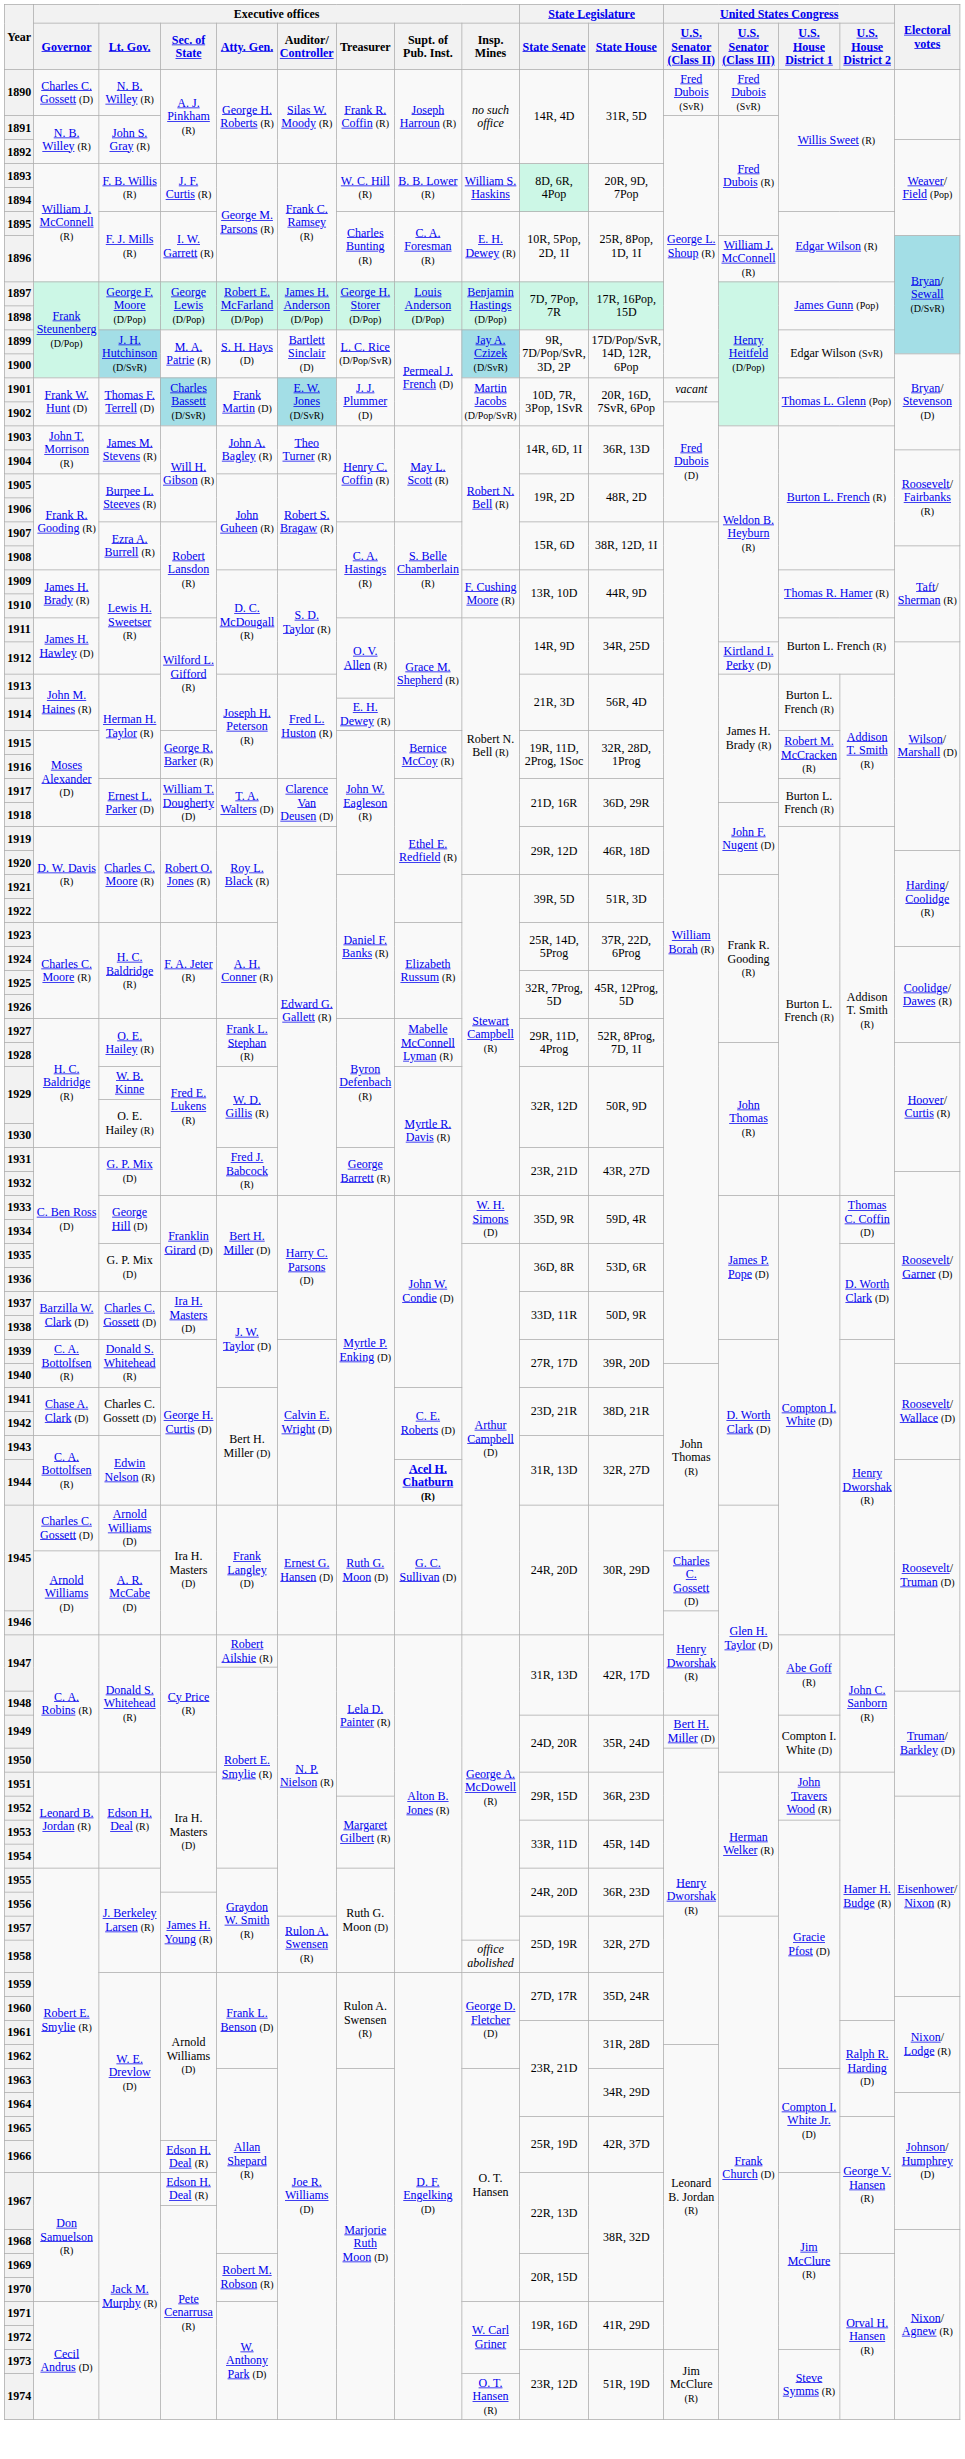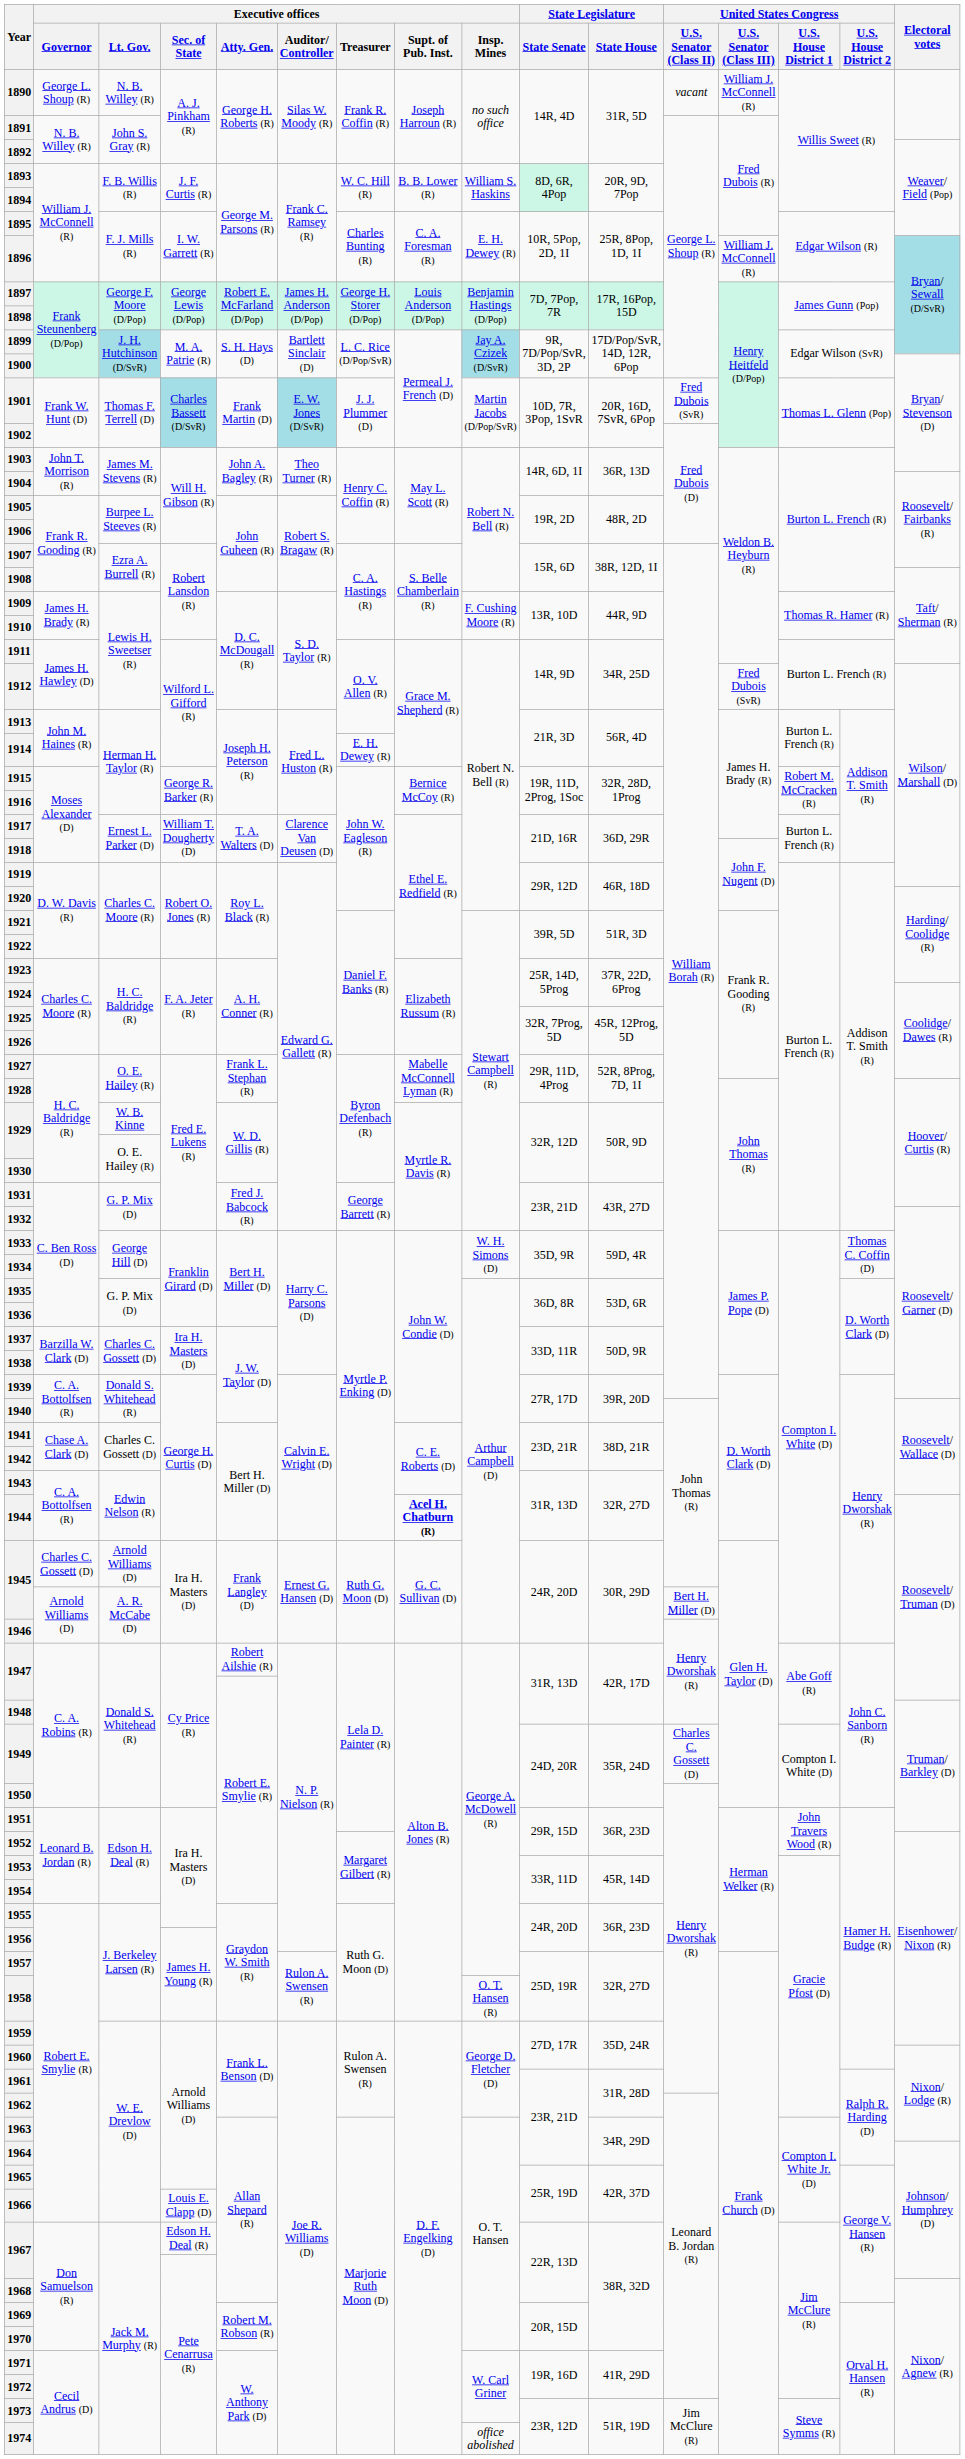(67, 92) Charles C. Gossett (D) -> (67, 92) George L. Shoup (R)
(691, 92) Fred Dubois (SvR) -> (691, 92) vacant
(748, 92) Fred Dubois (SvR) -> (748, 92) William J. McConnell (R)
(691, 389) vacant -> (691, 400) Fred Dubois (SvR)
(748, 657) Kirtland I. Perky (D) -> (748, 686) Fred Dubois (SvR)
(691, 1581) Charles C. Gossett (D) -> (691, 1603) Bert H. Miller (D)
(691, 1731) Bert H. Miller (D) -> (691, 1753) Charles C. Gossett (D)
(491, 1956) office abolished -> (491, 1998) O. T. Hansen (R)
(188, 2156) Edson H. Deal (R) -> (188, 2205) Louis E. Clapp (D)
(491, 2396) O. T. Hansen (R) -> (491, 2438) office abolished
